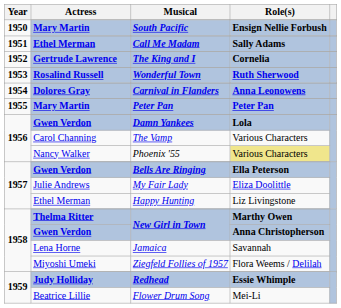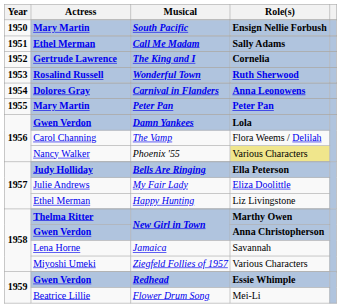(270, 138) Various Characters -> (277, 138) Flora Weems / Delilah
(62, 169) Gwen Verdon -> (63, 169) Judy Holliday
(277, 264) Flora Weems / Delilah -> (270, 264) Various Characters
(63, 279) Judy Holliday -> (62, 279) Gwen Verdon
